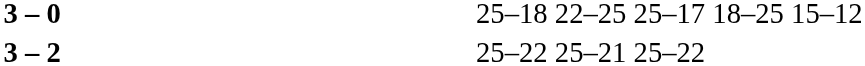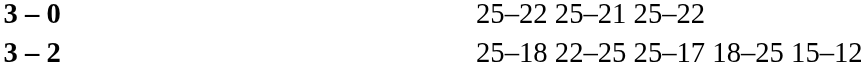(669, 13) 25–18 22–25 25–17 18–25 15–12 -> (591, 13) 25–22 25–21 25–22
(591, 52) 25–22 25–21 25–22 -> (669, 52) 25–18 22–25 25–17 18–25 15–12
